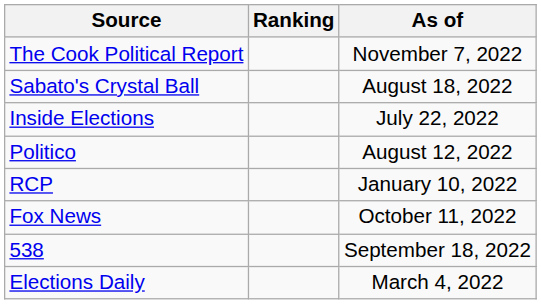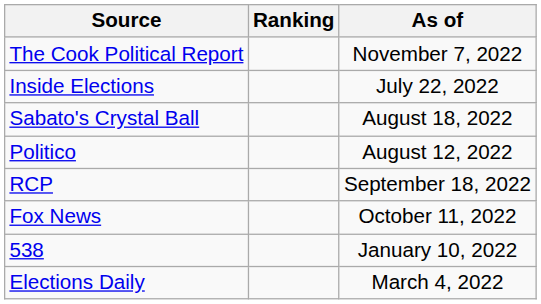rows swapped: (82, 119) <-> (104, 86)
(437, 184) January 10, 2022 -> (437, 184) September 18, 2022
(437, 250) September 18, 2022 -> (437, 250) January 10, 2022
